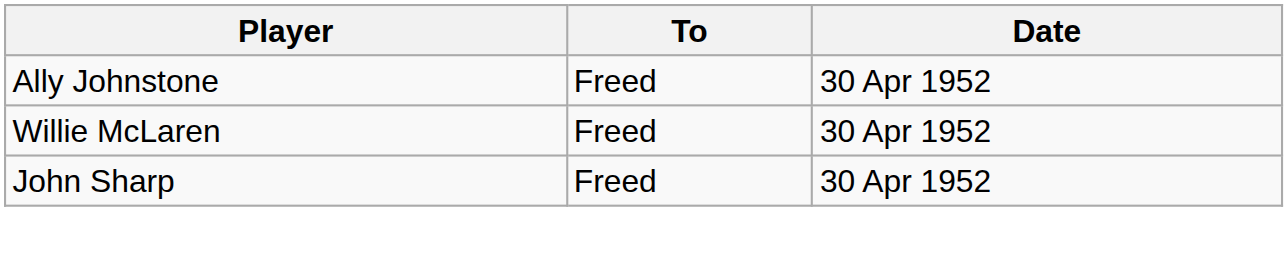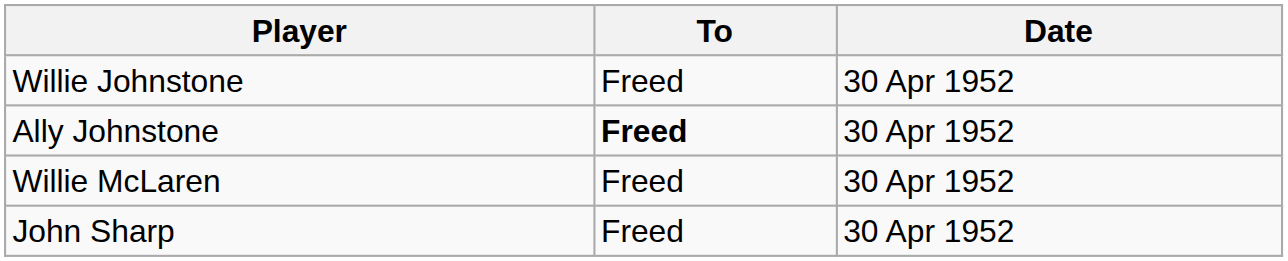+ row: (128, 81)
(615, 81) normal -> (644, 131) bold
